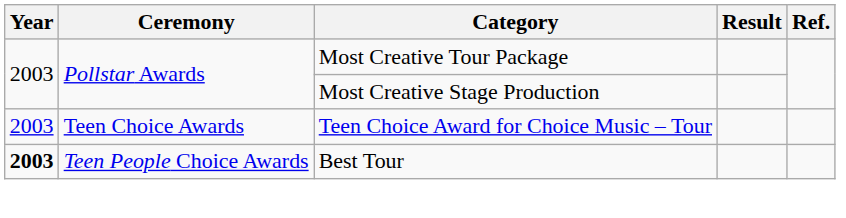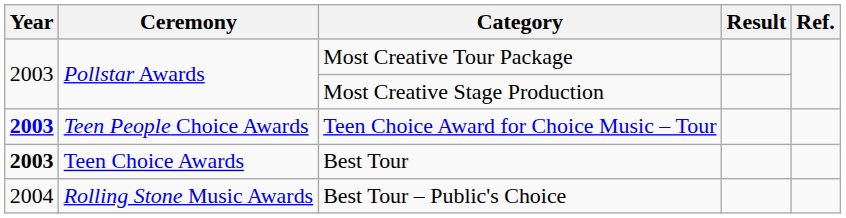(32, 126) normal -> (32, 126) bold
(154, 126) Teen Choice Awards -> (186, 126) Teen People Choice Awards
(186, 160) Teen People Choice Awards -> (154, 160) Teen Choice Awards
+ row: (445, 195)
